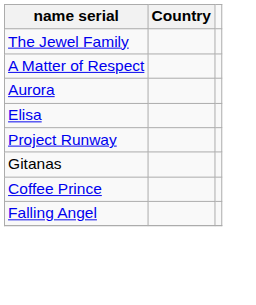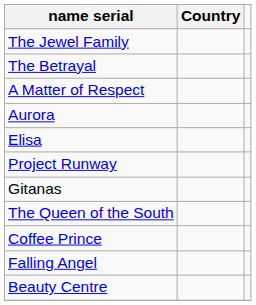+ row: (52, 66)
+ row: (91, 213)
+ row: (58, 287)
